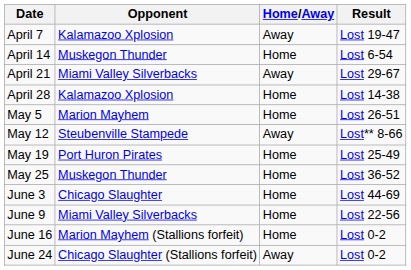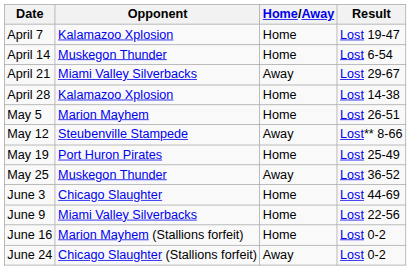(278, 34) Away -> (280, 34) Home
(280, 174) Home -> (278, 174) Away
